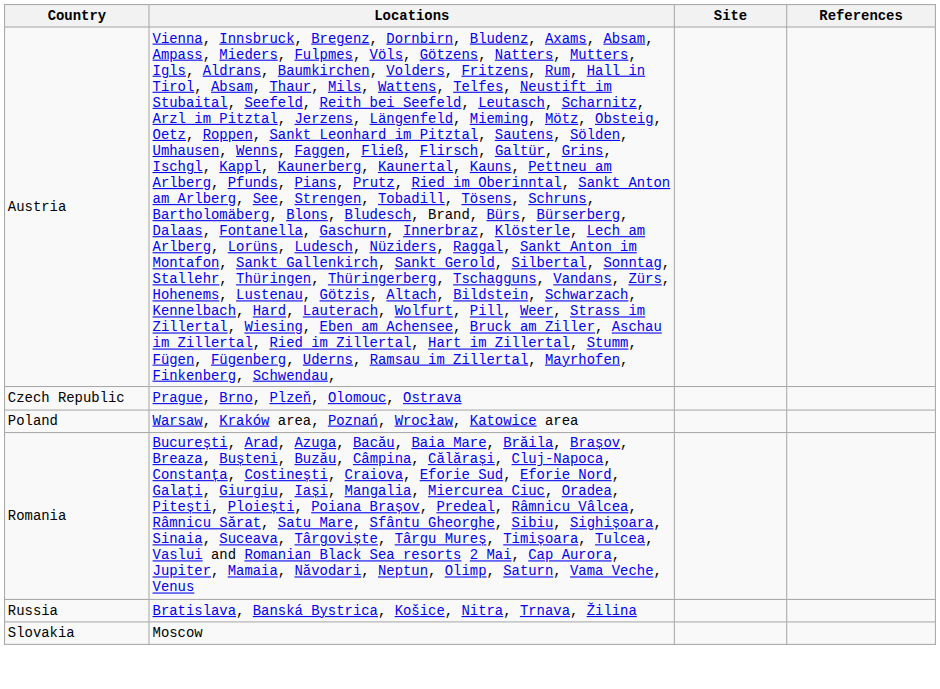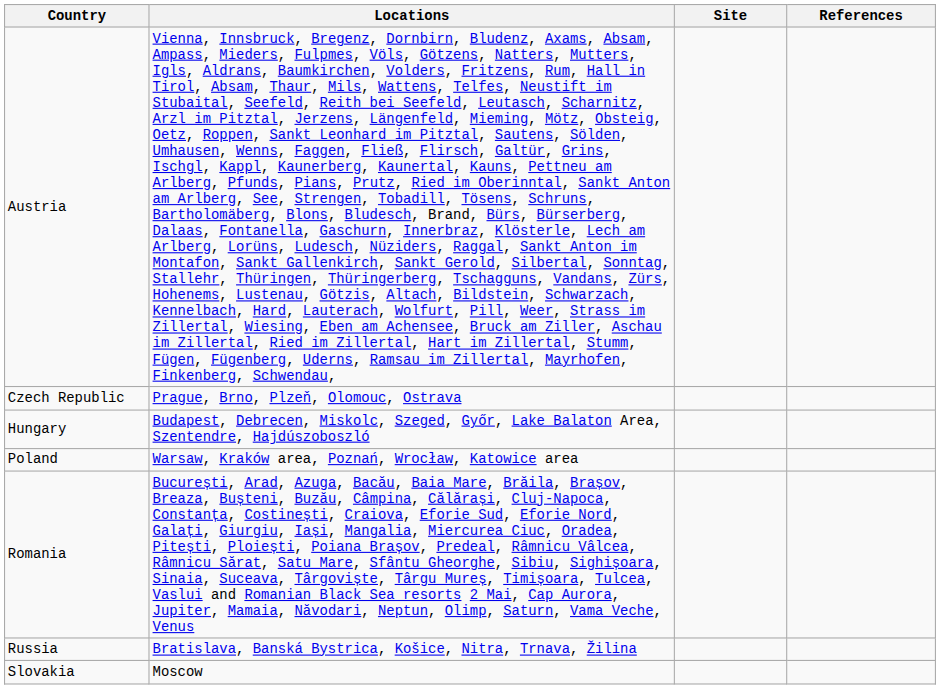+ row: (37, 429)
